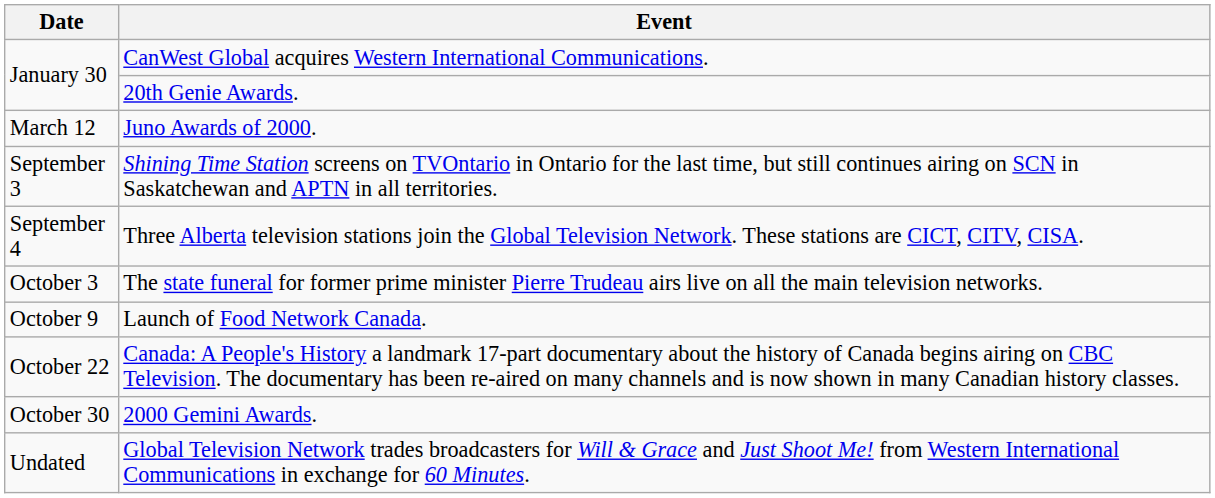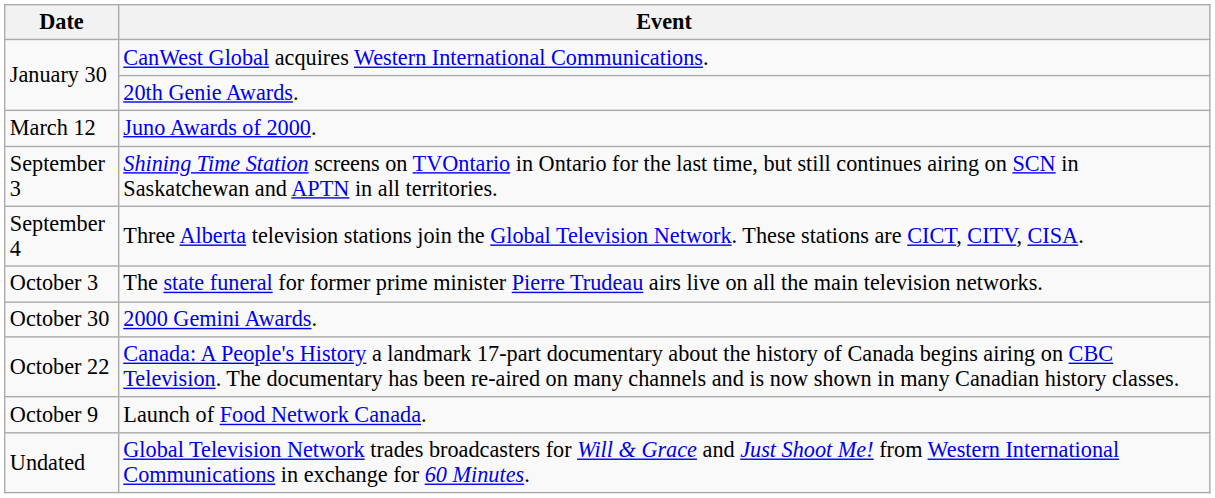rows swapped: (275, 319) <-> (220, 414)
